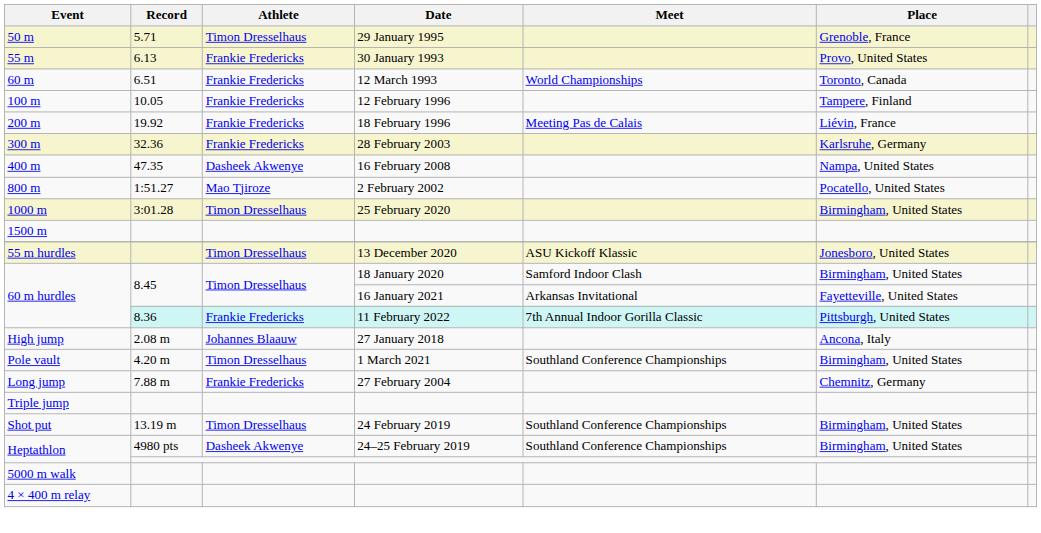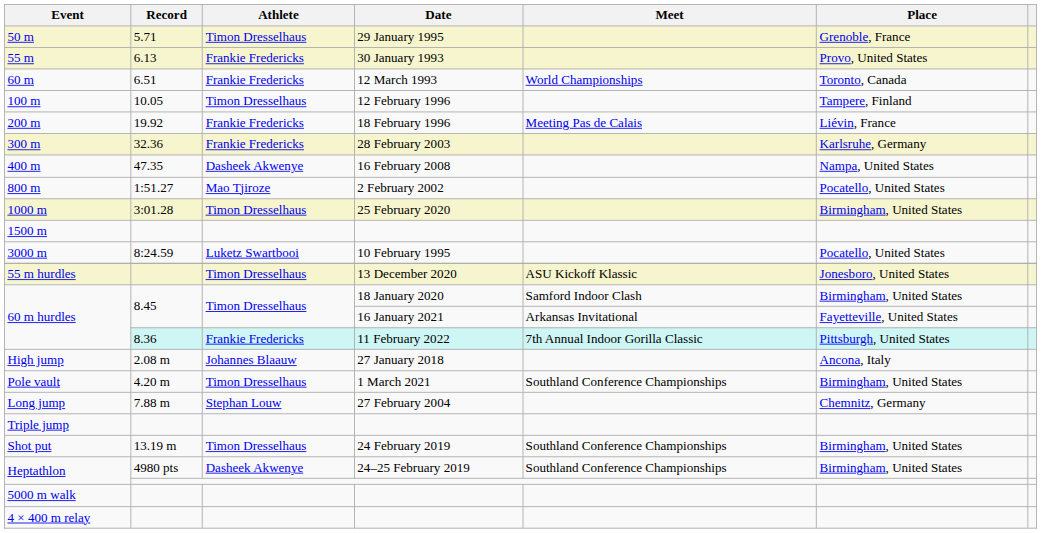(255, 101) Frankie Fredericks -> (256, 101) Timon Dresselhaus
+ row: (27, 252)
(255, 381) Frankie Fredericks -> (244, 403) Stephan Louw
